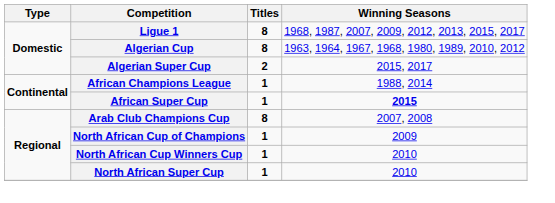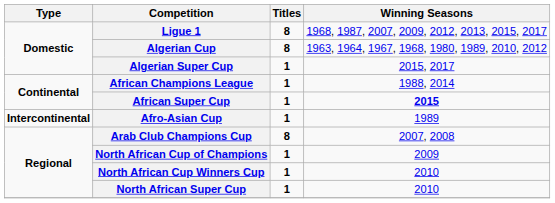(265, 66) 2 -> (287, 66) 1
+ row: (181, 119)
